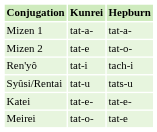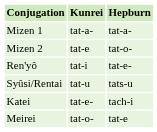(121, 66) tach-i -> (120, 66) tat-e-
(120, 101) tat-e- -> (121, 101) tach-i
